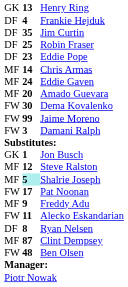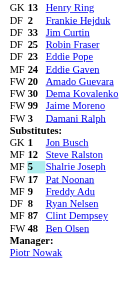(25, 20) 4 -> (30, 20) 2
(27, 32) 35 -> (33, 32) 33
- row: (66, 69)
(12, 93) MF -> (17, 81) FW
- row: (82, 216)
